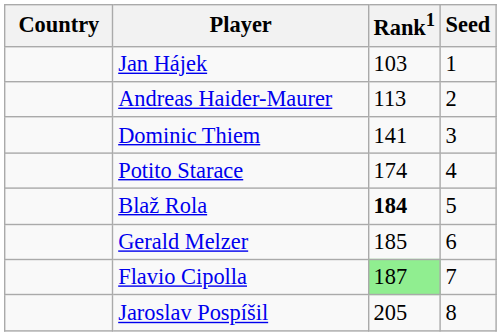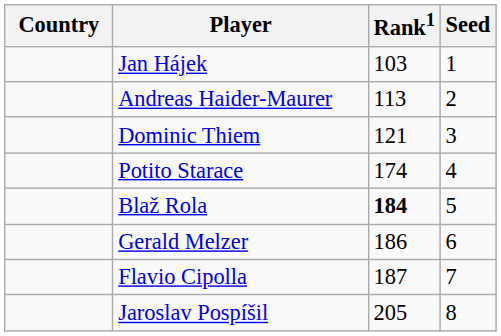(390, 134) 141 -> (390, 134) 121
(390, 241) 185 -> (390, 241) 186
(390, 276) lightgreen background -> (390, 276) no background
